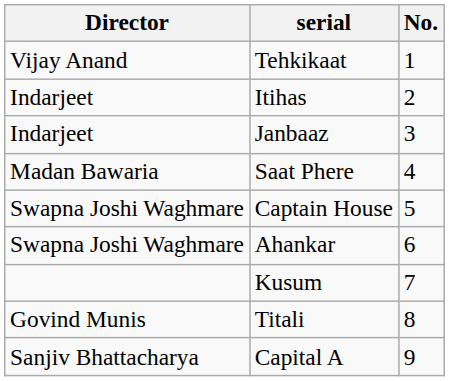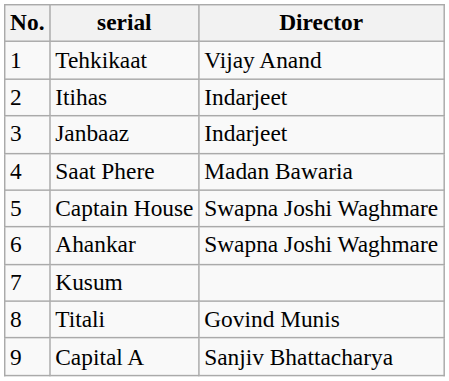columns swapped: (421, 23) <-> (127, 23)
